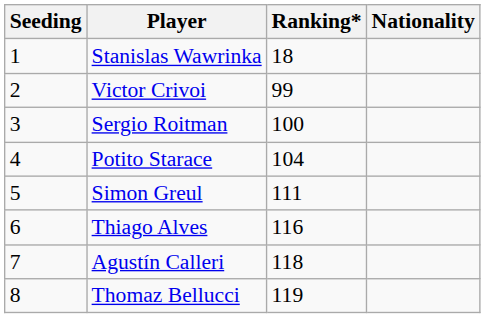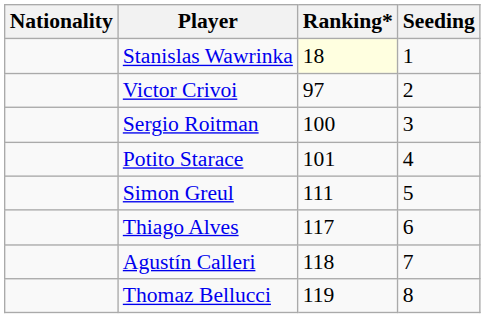columns swapped: (423, 21) <-> (46, 21)
(282, 55) no background -> (314, 55) lightyellow background
(282, 90) 99 -> (314, 90) 97
(288, 158) 104 -> (319, 158) 101
(287, 227) 116 -> (319, 227) 117
